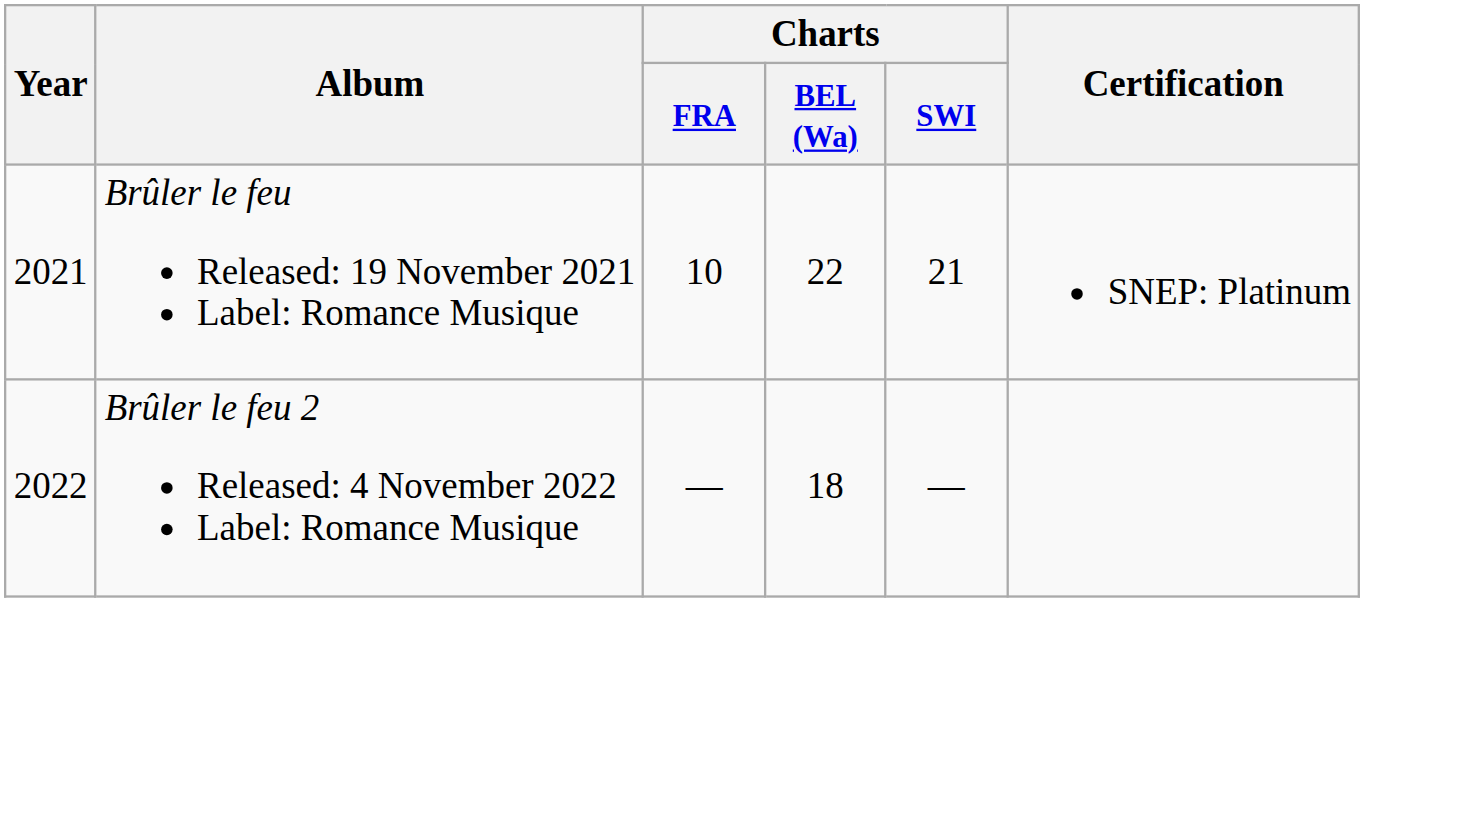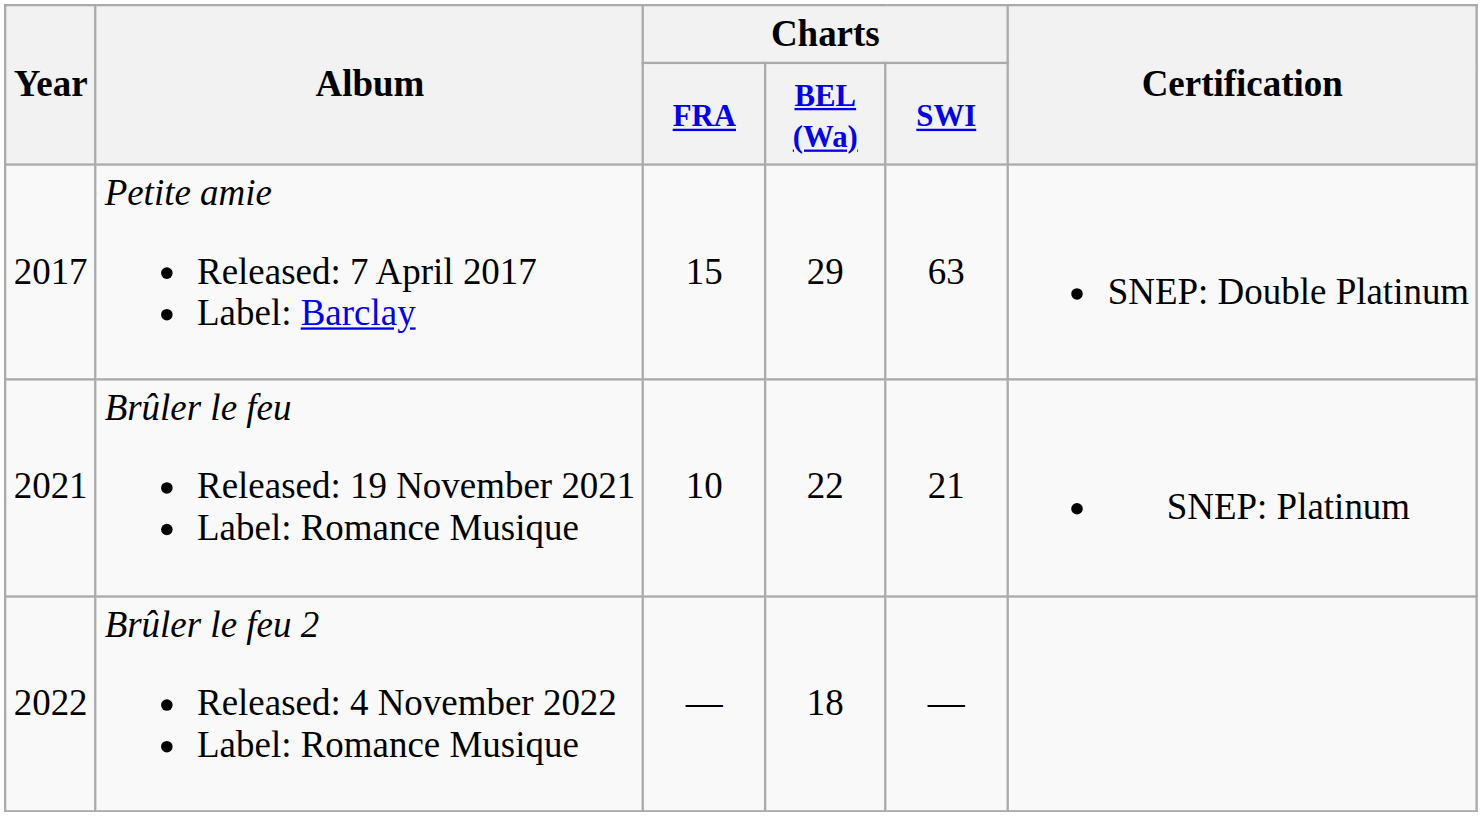+ row: (370, 253)
